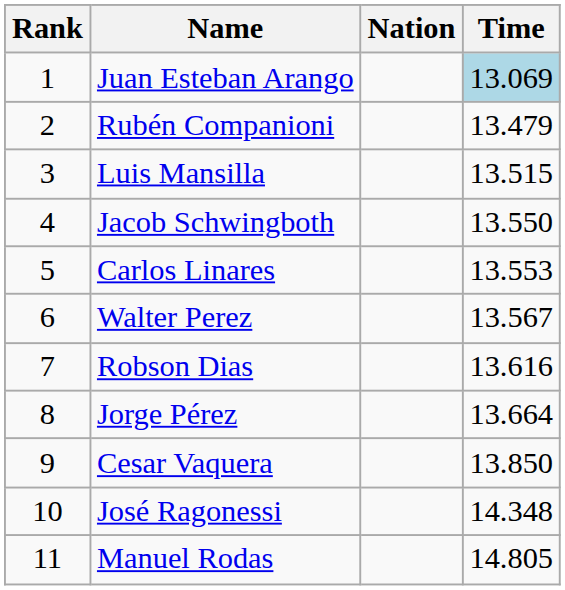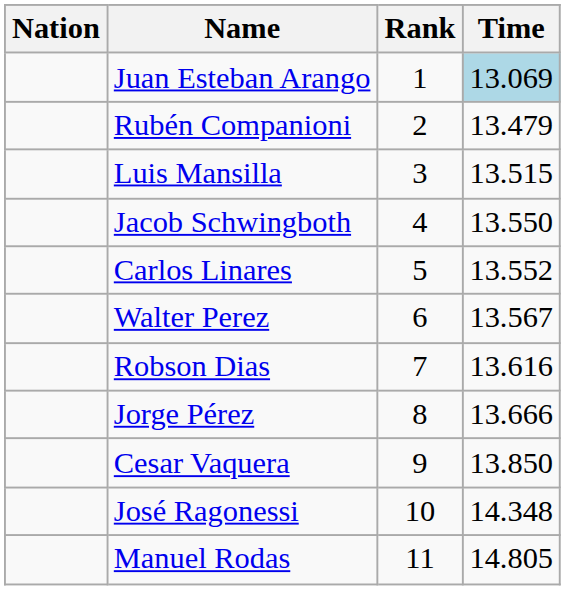columns swapped: (47, 28) <-> (412, 28)
(511, 269) 13.553 -> (511, 269) 13.552
(511, 414) 13.664 -> (511, 414) 13.666
